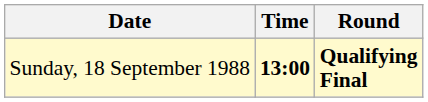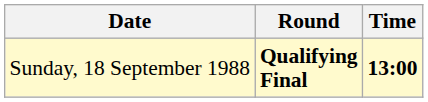columns swapped: (285, 21) <-> (369, 21)
